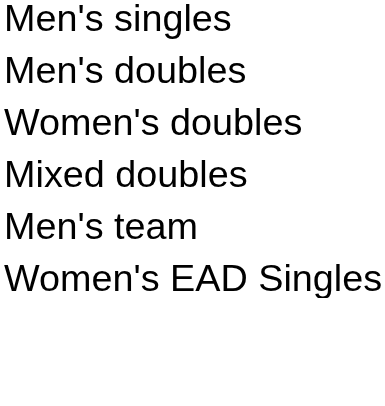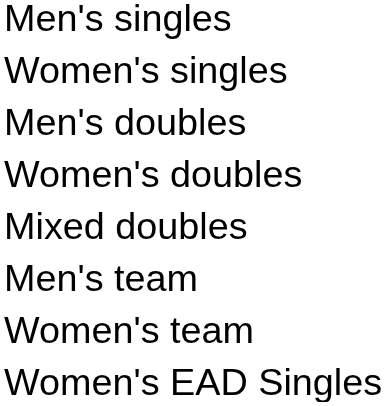+ row: (146, 70)
+ row: (129, 330)
